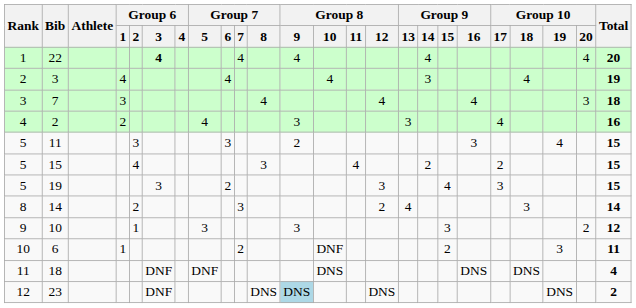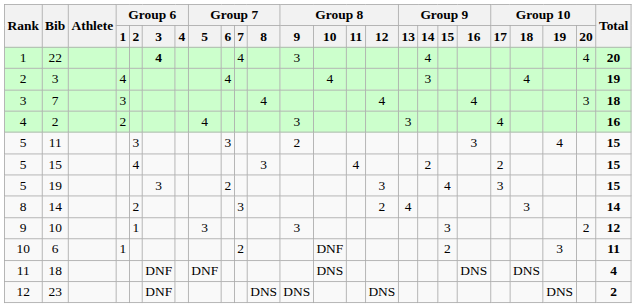(297, 57) 4 -> (297, 57) 3
(297, 292) lightblue background -> (297, 292) no background
